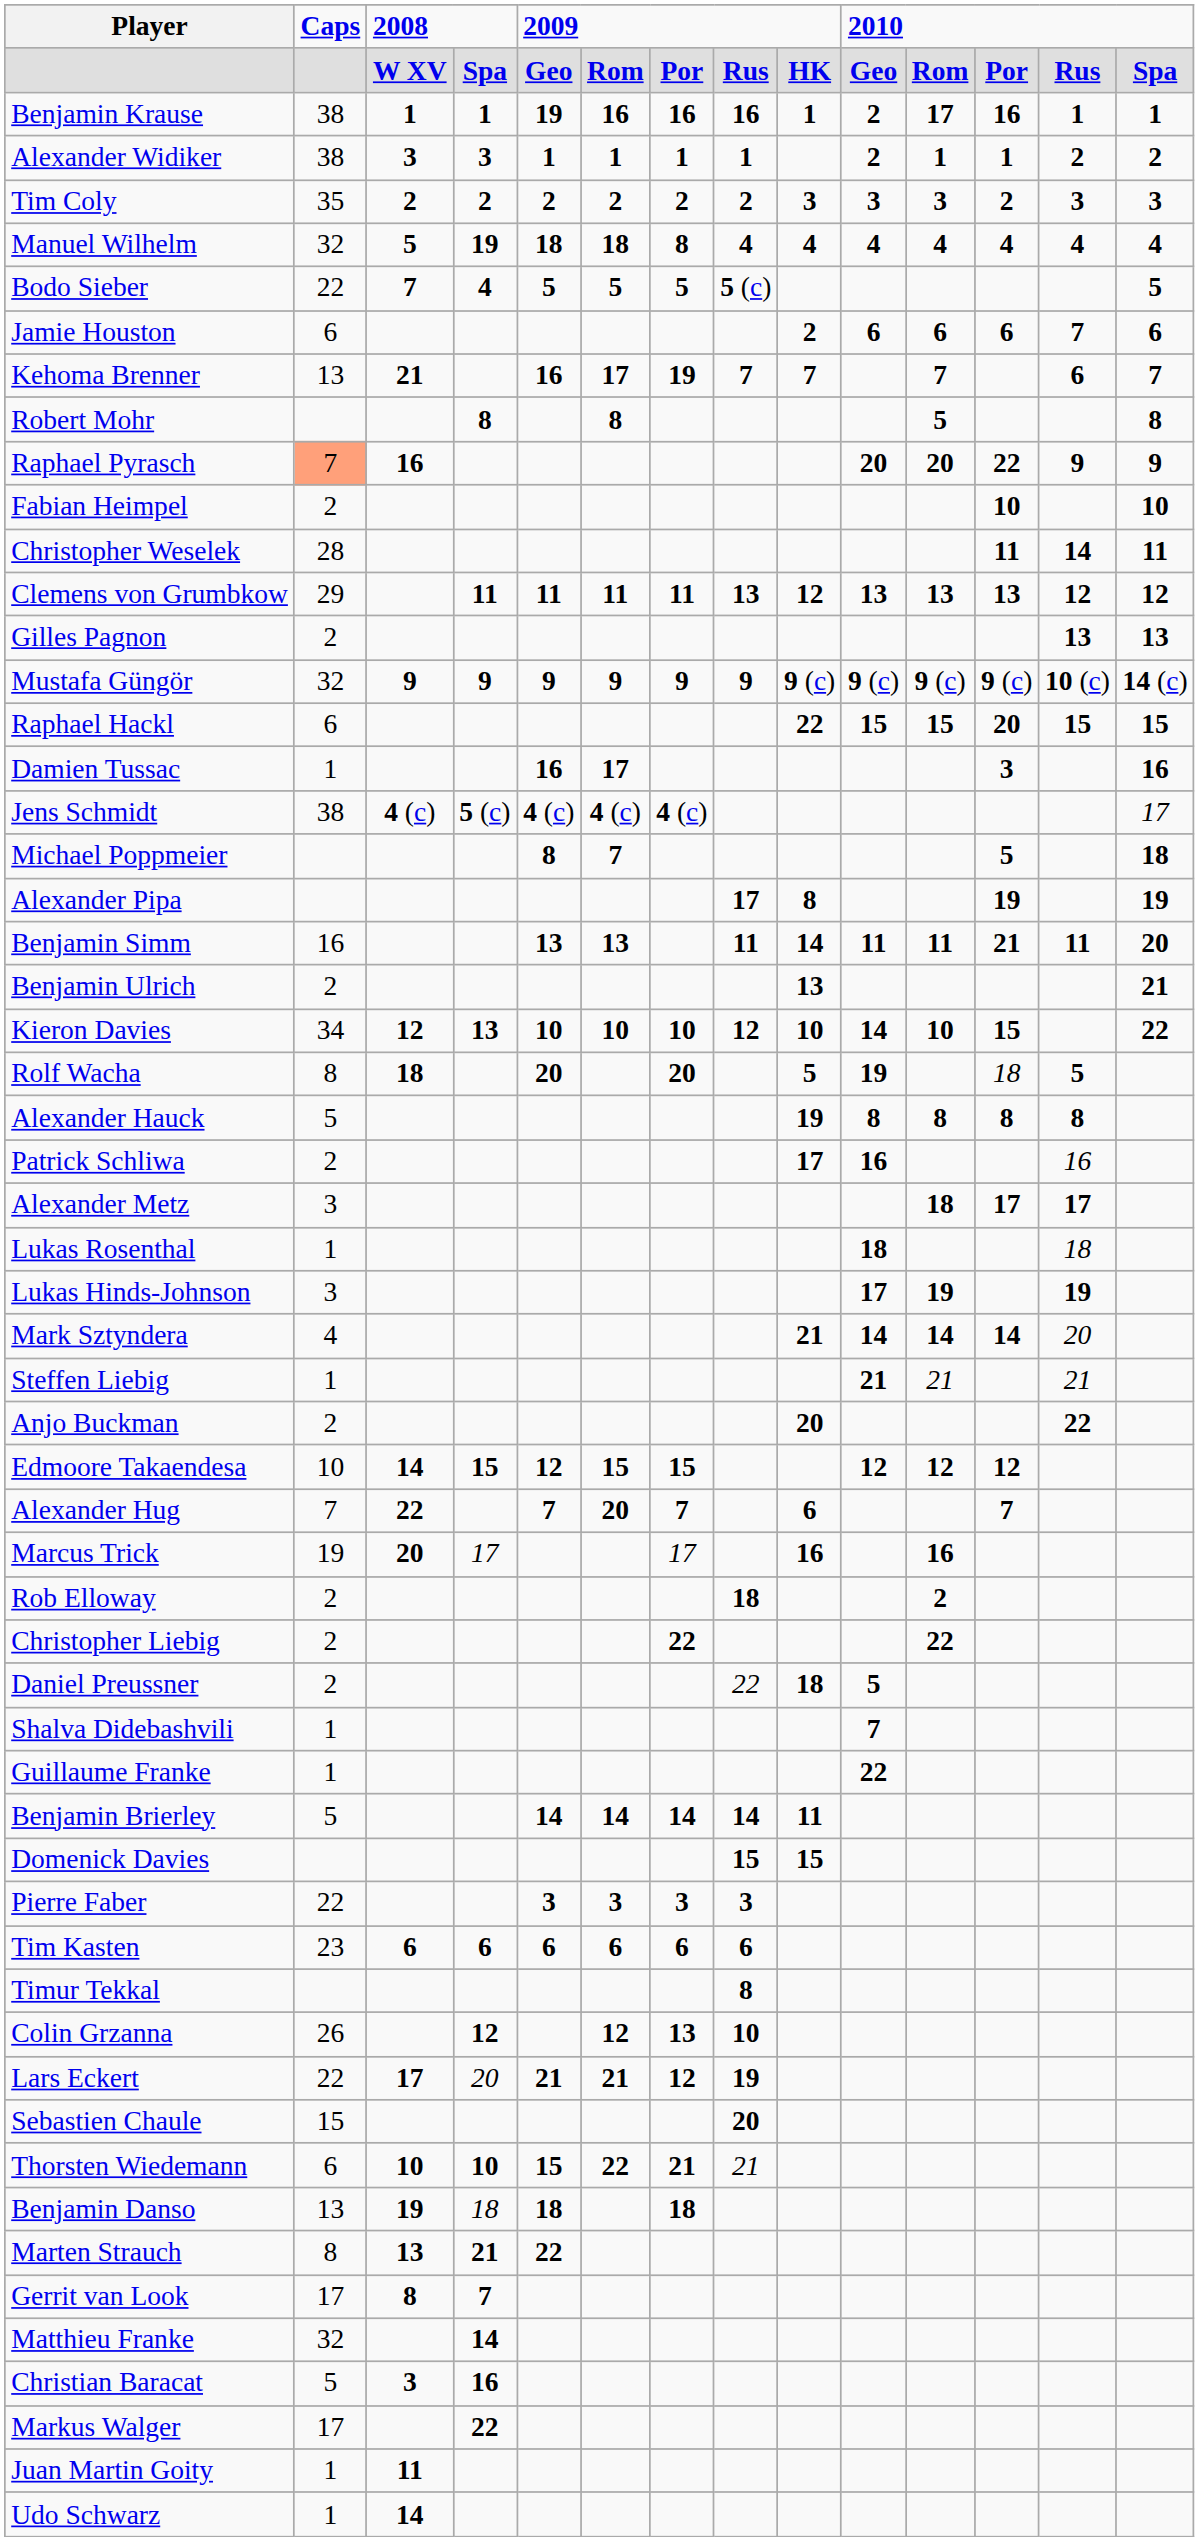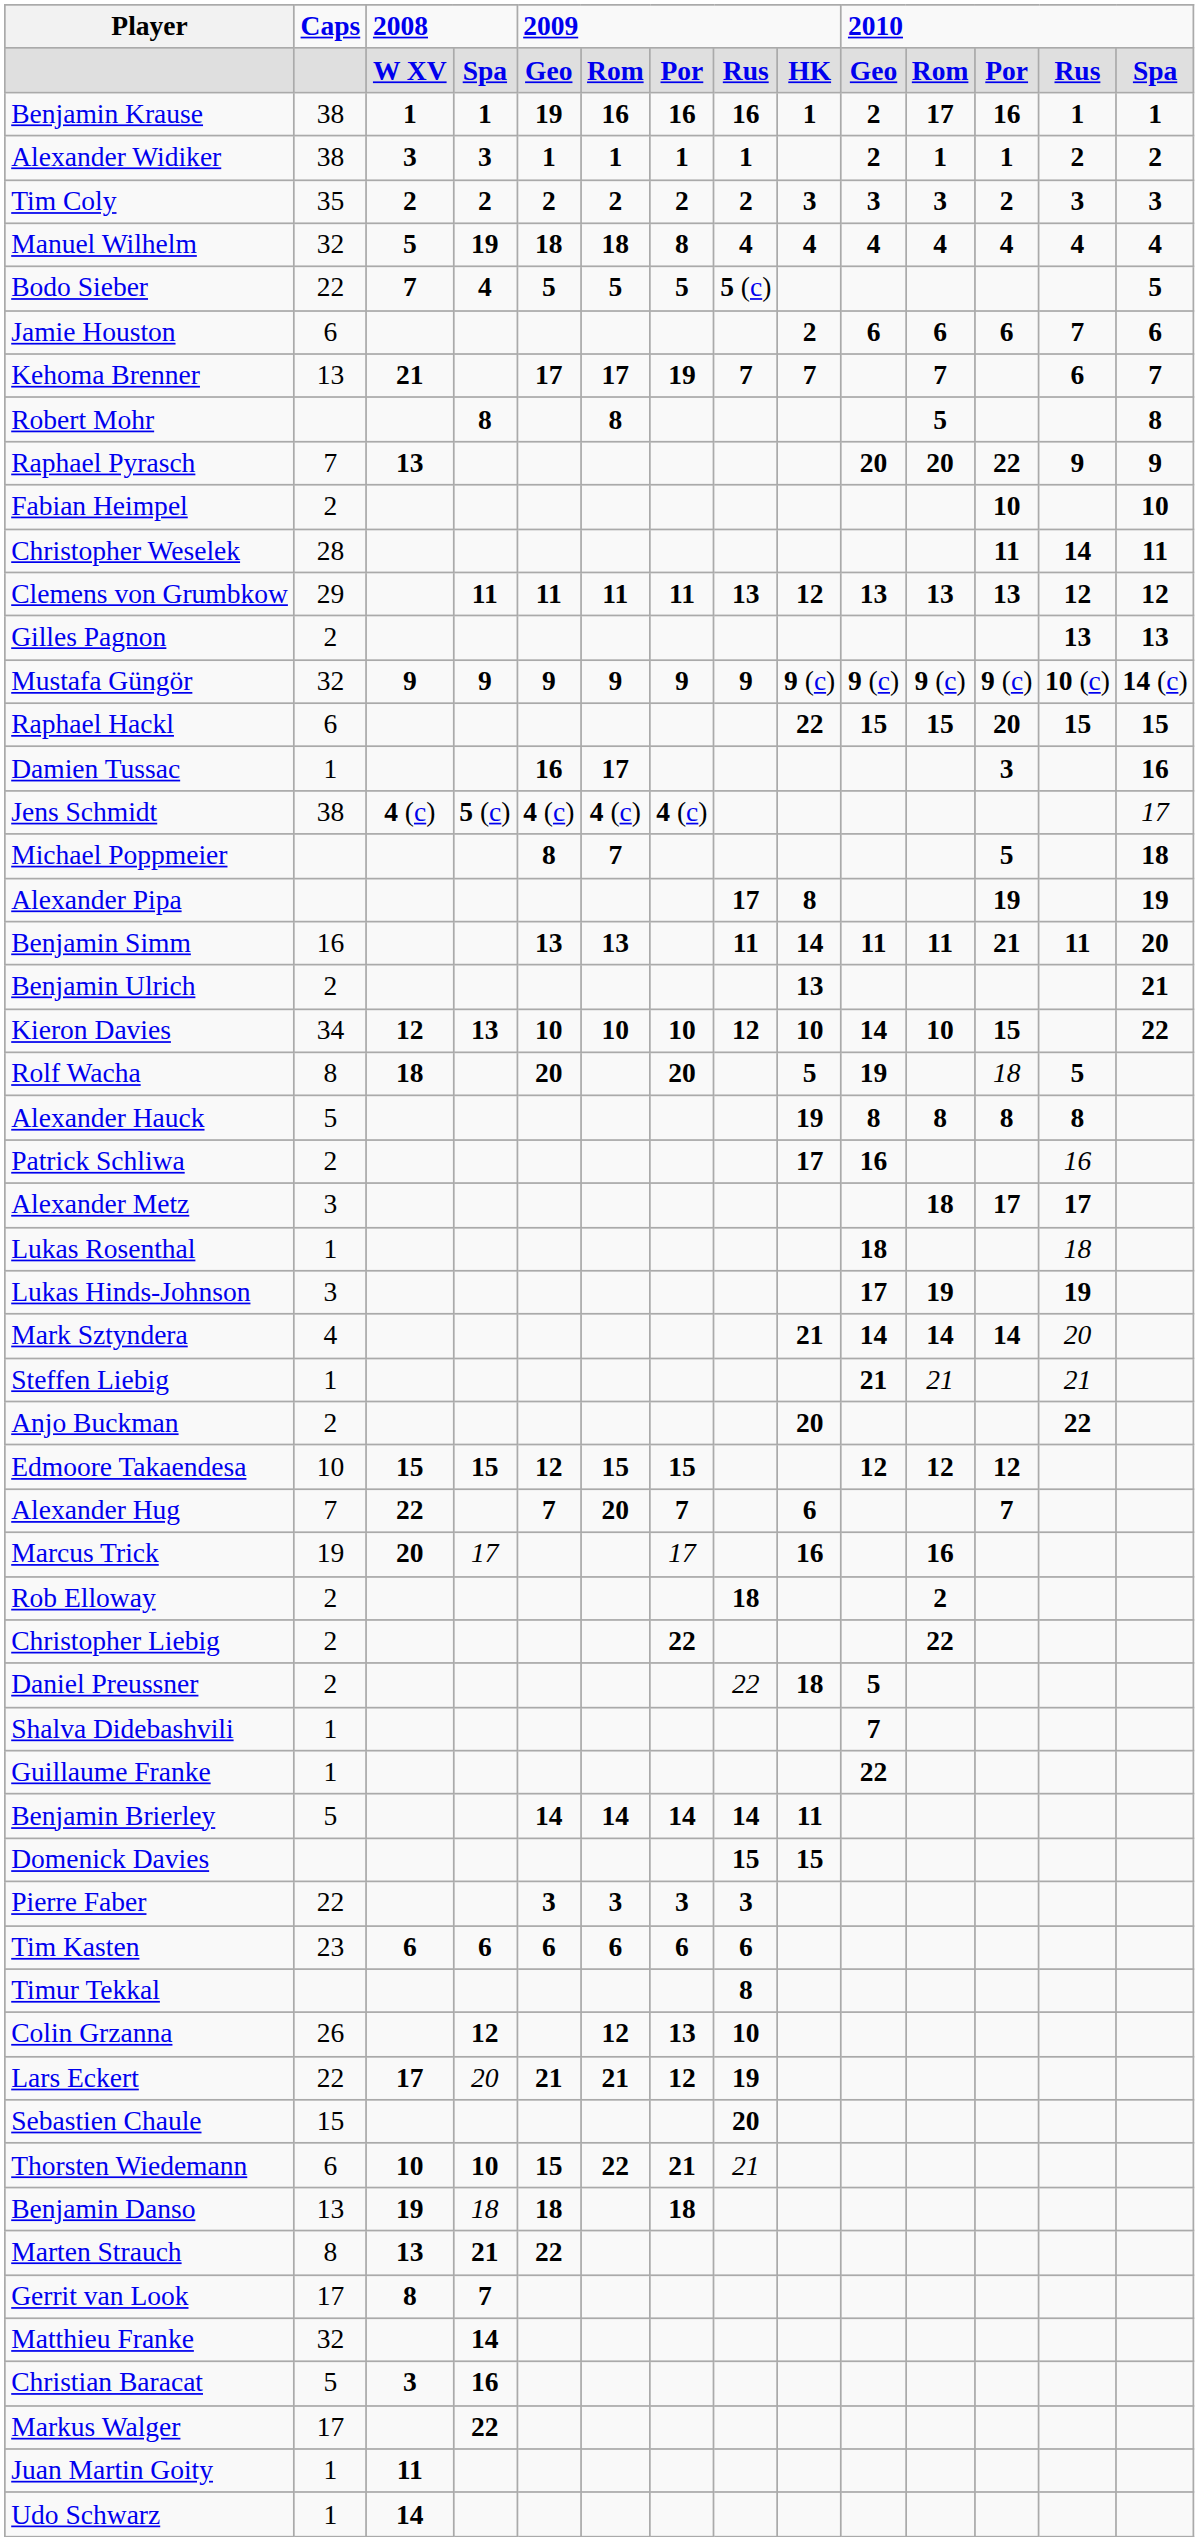(549, 375) 16 -> (549, 375) 17
(330, 462) lightsalmon background -> (330, 462) no background
(410, 462) 16 -> (410, 462) 13
(410, 1466) 14 -> (410, 1466) 15
